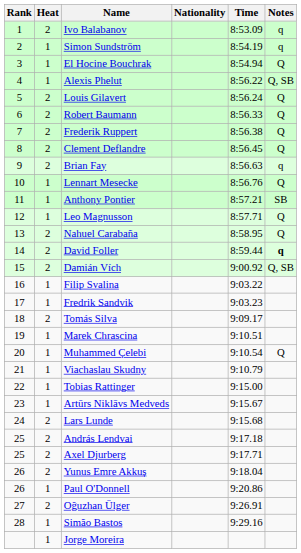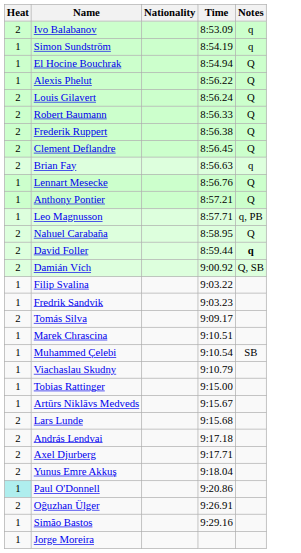- column: (19, 13)
(281, 81) Q, SB -> (251, 81) Q
(281, 200) SB -> (251, 200) Q
(281, 217) Q -> (251, 217) q, PB
(281, 353) Q -> (251, 353) SB
(48, 489) no background -> (18, 489) paleturquoise background
